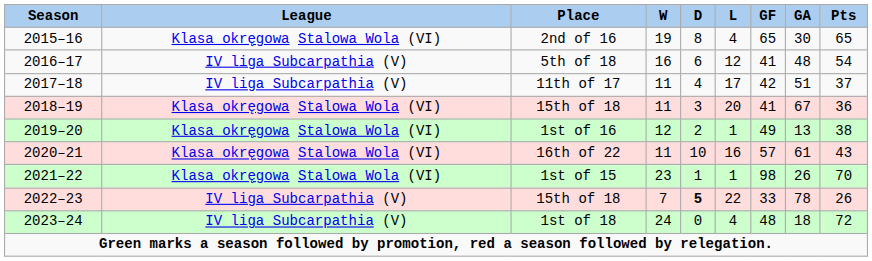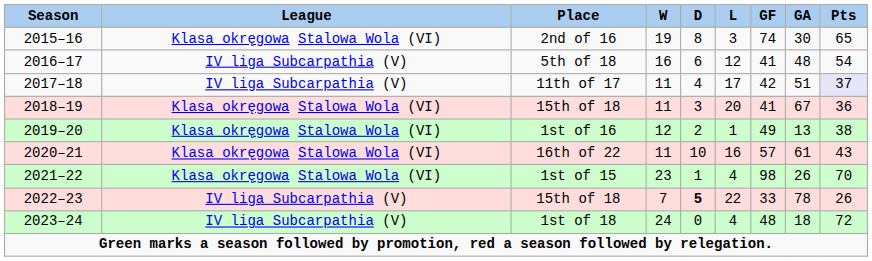(733, 39) 4 -> (733, 39) 3
(768, 39) 65 -> (768, 39) 74
(844, 85) no background -> (844, 85) lavender background
(733, 176) 1 -> (733, 176) 4
